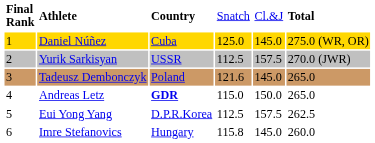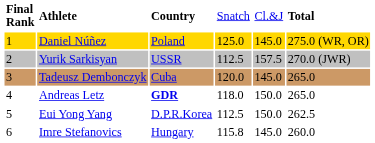(164, 40) Cuba -> (168, 40) Poland
(168, 77) Poland -> (164, 77) Cuba
(230, 77) 121.6 -> (230, 77) 120.0
(230, 95) 115.0 -> (230, 95) 118.0
(268, 113) 157.5 -> (268, 113) 150.0
